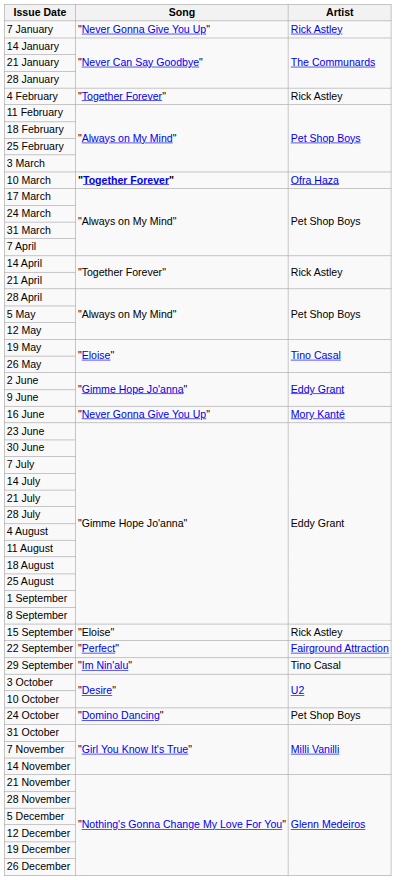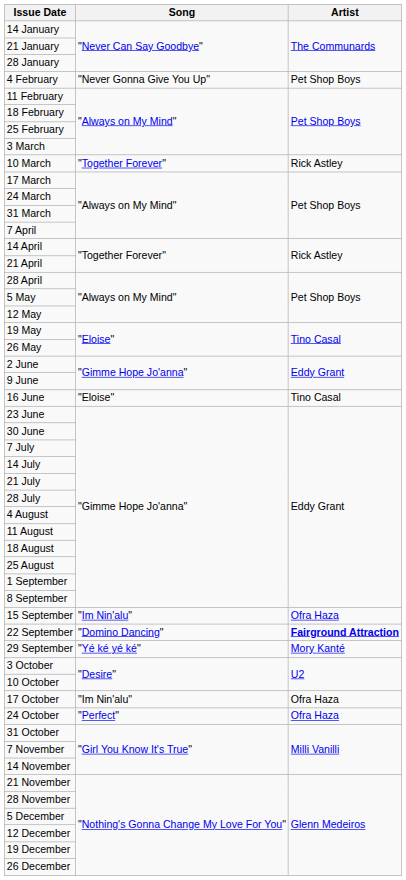- row: (30, 29)
(122, 96) "Together Forever" -> (144, 79) "Never Gonna Give You Up"
(317, 96) Rick Astley -> (326, 79) Pet Shop Boys
(126, 180) bold -> (122, 163) normal
(315, 180) Ofra Haza -> (317, 163) Rick Astley
(144, 414) "Never Gonna Give You Up" -> (96, 398) "Eloise"
(318, 414) Mory Kanté -> (316, 398) Tino Casal
(96, 632) "Eloise" -> (105, 615) "Im Nin'alu"
(317, 632) Rick Astley -> (315, 615) Ofra Haza
(98, 649) "Perfect" -> (121, 632) "Domino Dancing"
(340, 649) normal -> (345, 632) bold
(105, 666) "Im Nin'alu" -> (109, 649) "Yé ké yé ké"
(316, 666) Tino Casal -> (318, 649) Mory Kanté
+ row: (33, 699)
(121, 716) "Domino Dancing" -> (98, 716) "Perfect"
(326, 716) Pet Shop Boys -> (315, 716) Ofra Haza
